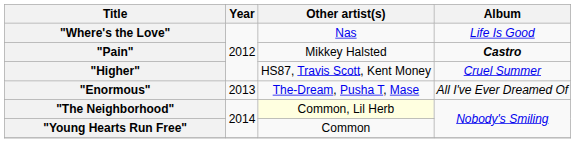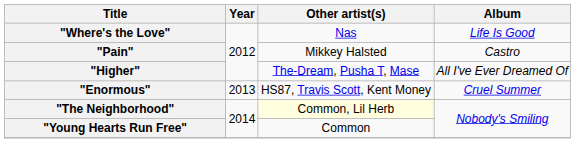(502, 52) bold -> (502, 52) normal
(346, 71) HS87, Travis Scott, Kent Money -> (346, 71) The-Dream, Pusha T, Mase
(502, 71) Cruel Summer -> (502, 71) All I've Ever Dreamed Of
(346, 90) The-Dream, Pusha T, Mase -> (346, 90) HS87, Travis Scott, Kent Money
(502, 90) All I've Ever Dreamed Of -> (502, 90) Cruel Summer
